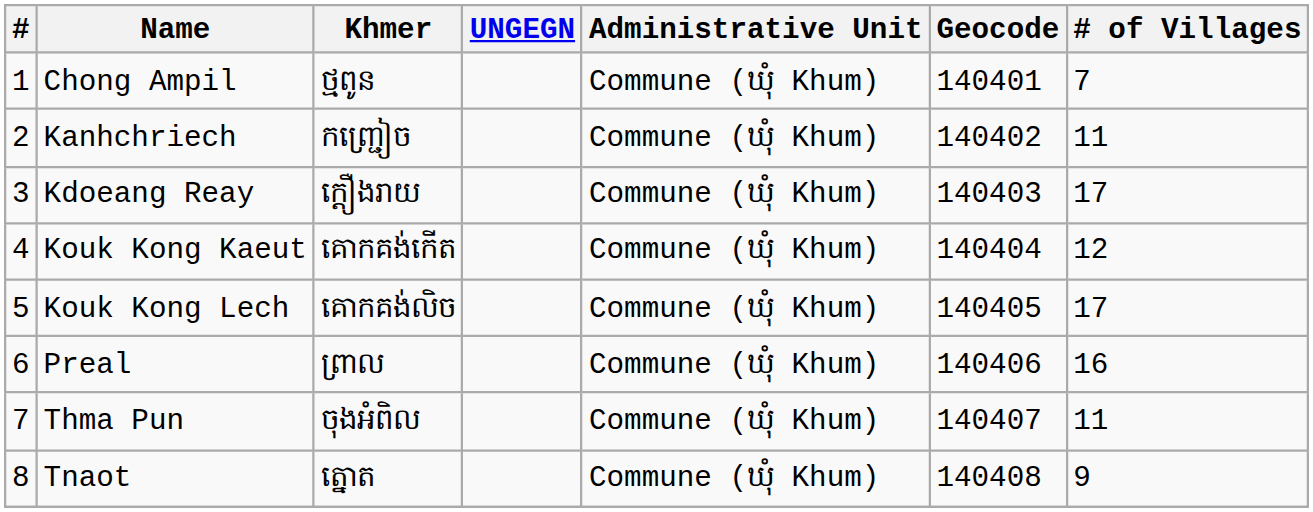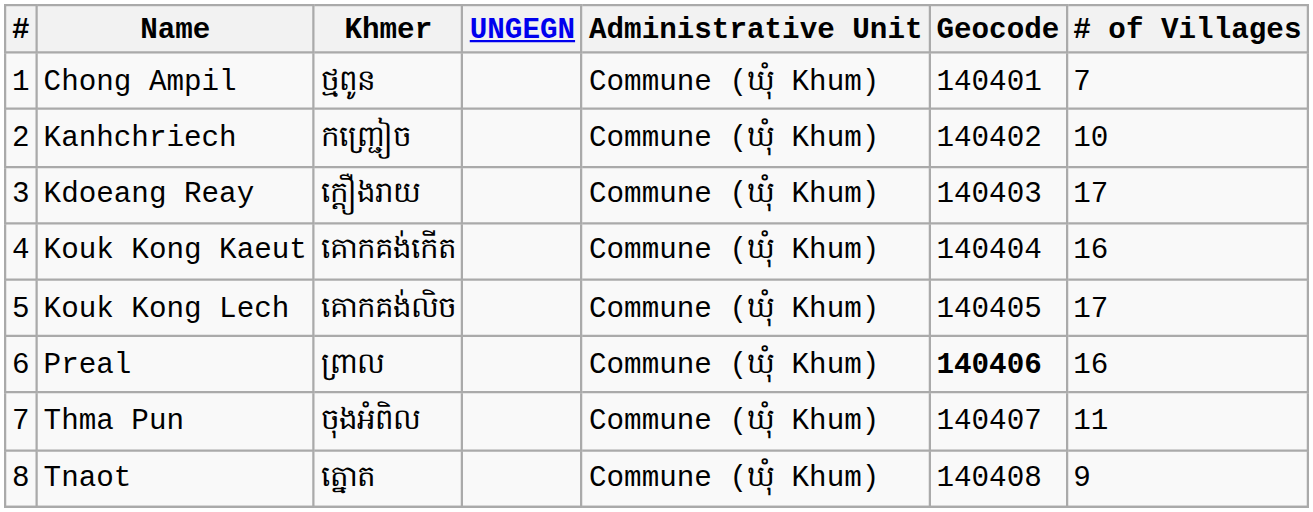(1091, 138) 11 -> (1091, 138) 10
(1091, 251) 12 -> (1091, 251) 16
(989, 364) normal -> (989, 364) bold
